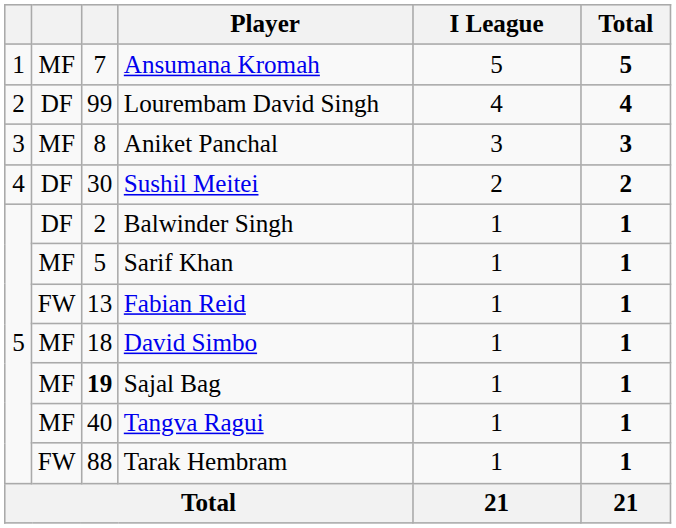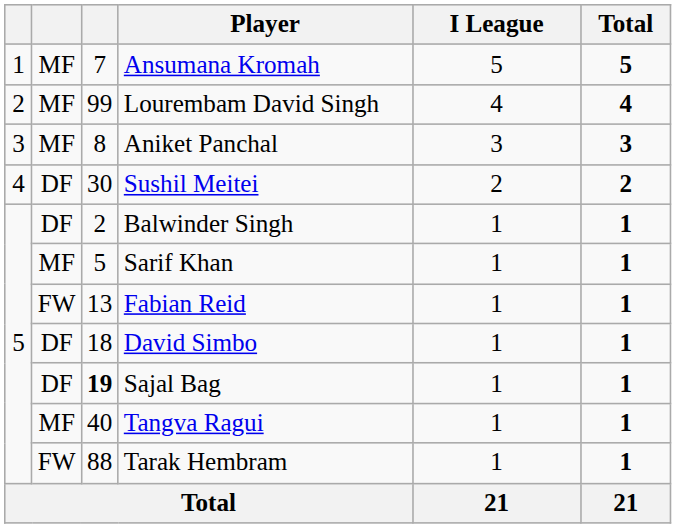(57, 104) DF -> (57, 104) MF
(57, 343) MF -> (57, 343) DF
(57, 382) MF -> (57, 382) DF
